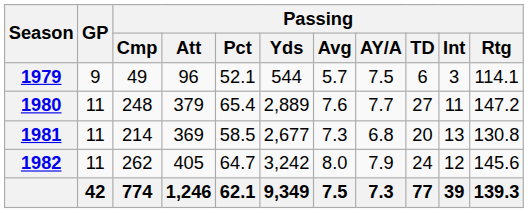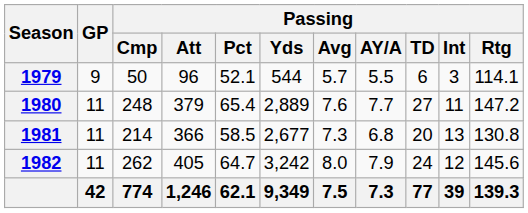(137, 76) 49 -> (137, 76) 50
(381, 76) 7.5 -> (381, 76) 5.5
(189, 134) 369 -> (189, 134) 366
